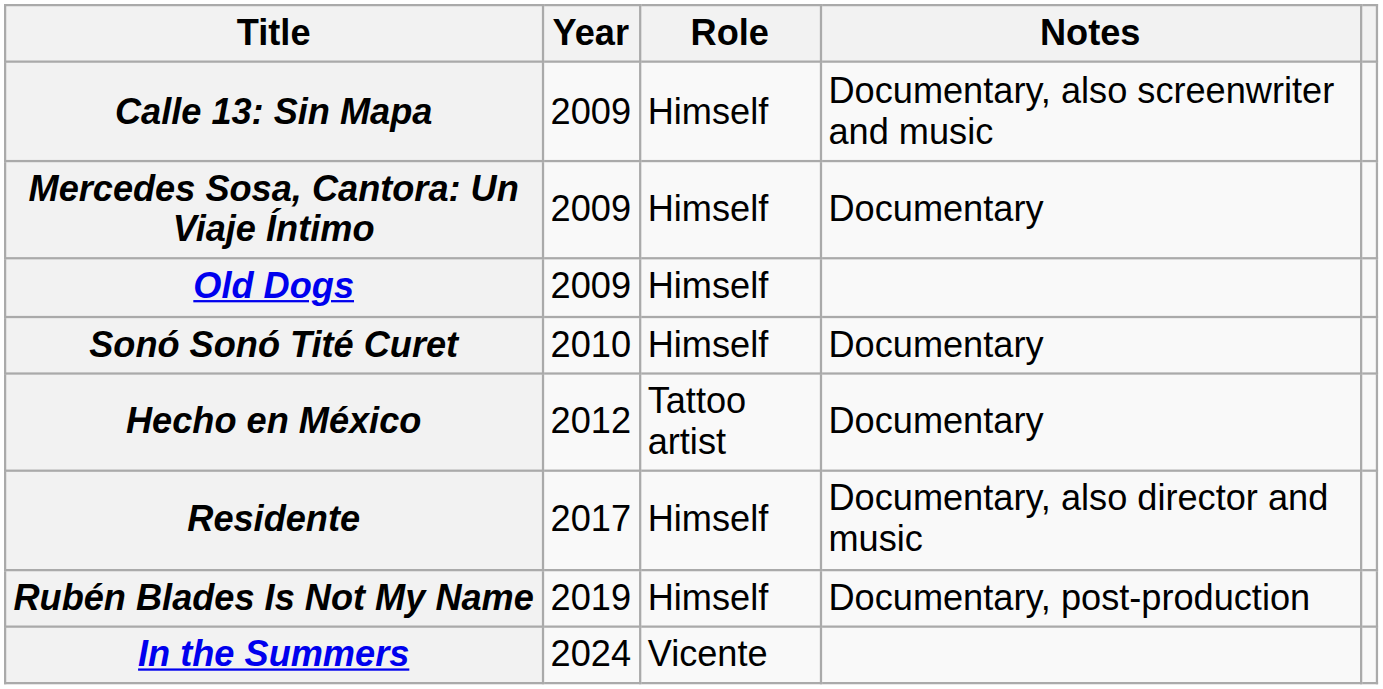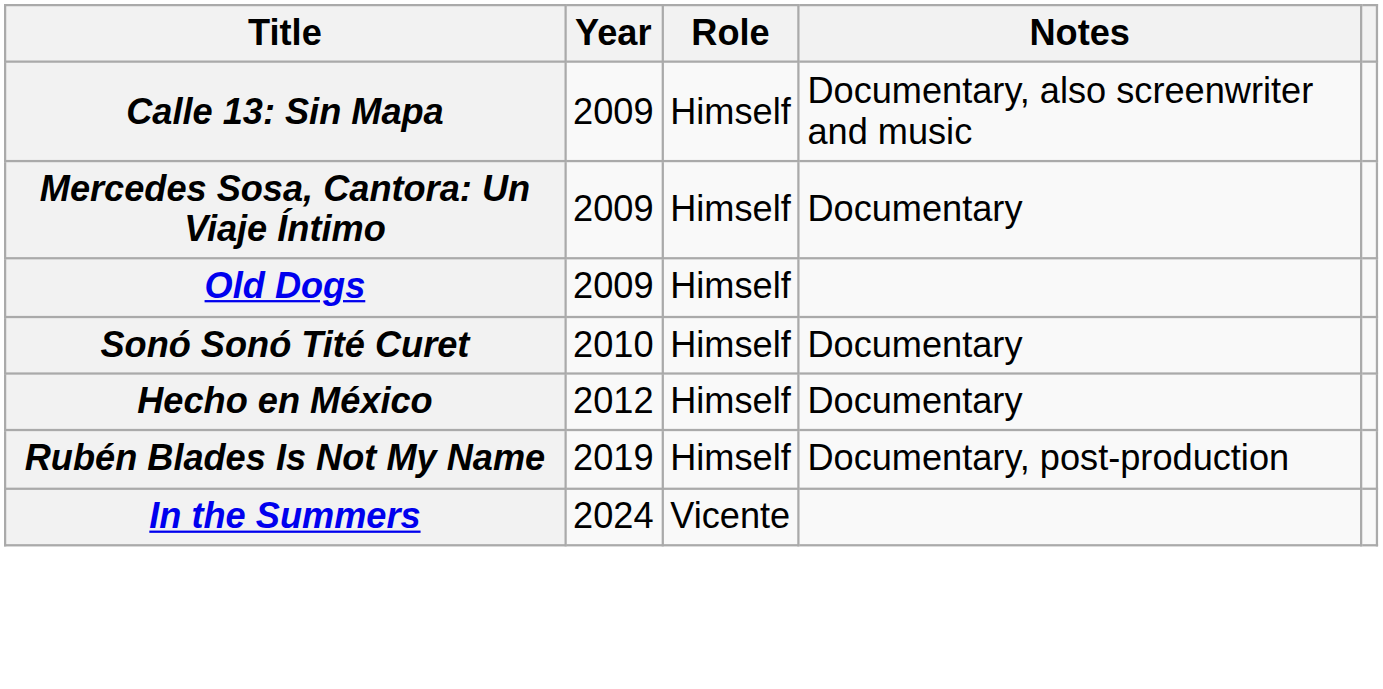(697, 421) Tattoo artist -> (730, 401) Himself
- row: (274, 519)
